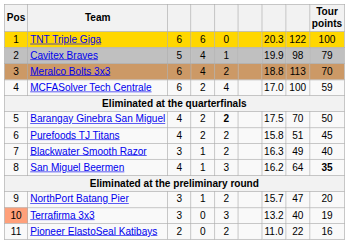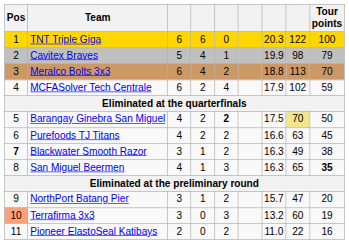(274, 87) 17.0 -> (274, 87) 17.9
(298, 87) 100 -> (298, 87) 102
(298, 119) no background -> (298, 119) khaki background
(274, 135) 15.8 -> (274, 135) 16.6
(298, 135) 51 -> (298, 135) 63
(16, 151) normal -> (16, 151) bold
(327, 151) 40 -> (327, 151) 38
(274, 167) 16.2 -> (274, 167) 16.3
(298, 167) 64 -> (298, 167) 65
(298, 215) 40 -> (298, 215) 60
